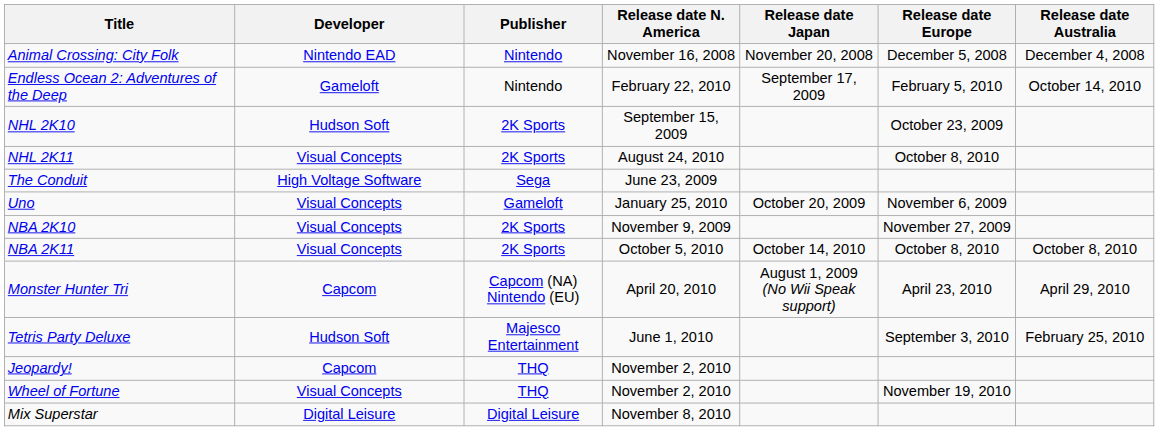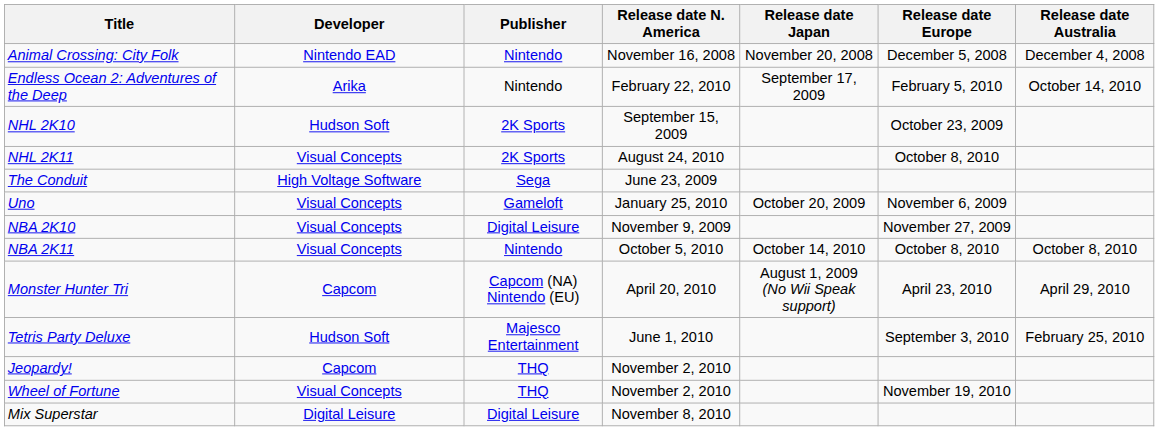(349, 86) Gameloft -> (349, 86) Arika
(533, 226) 2K Sports -> (533, 226) Digital Leisure
(533, 249) 2K Sports -> (533, 249) Nintendo
